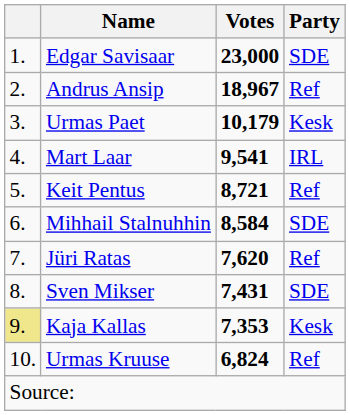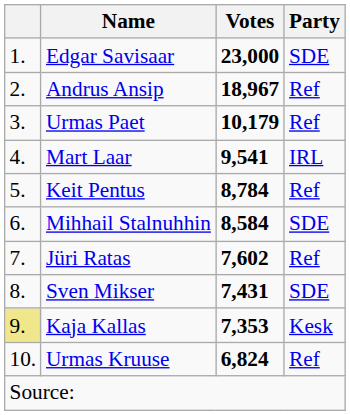(311, 122) Kesk -> (304, 122) Ref
(245, 190) 8,721 -> (245, 190) 8,784
(245, 257) 7,620 -> (245, 257) 7,602
